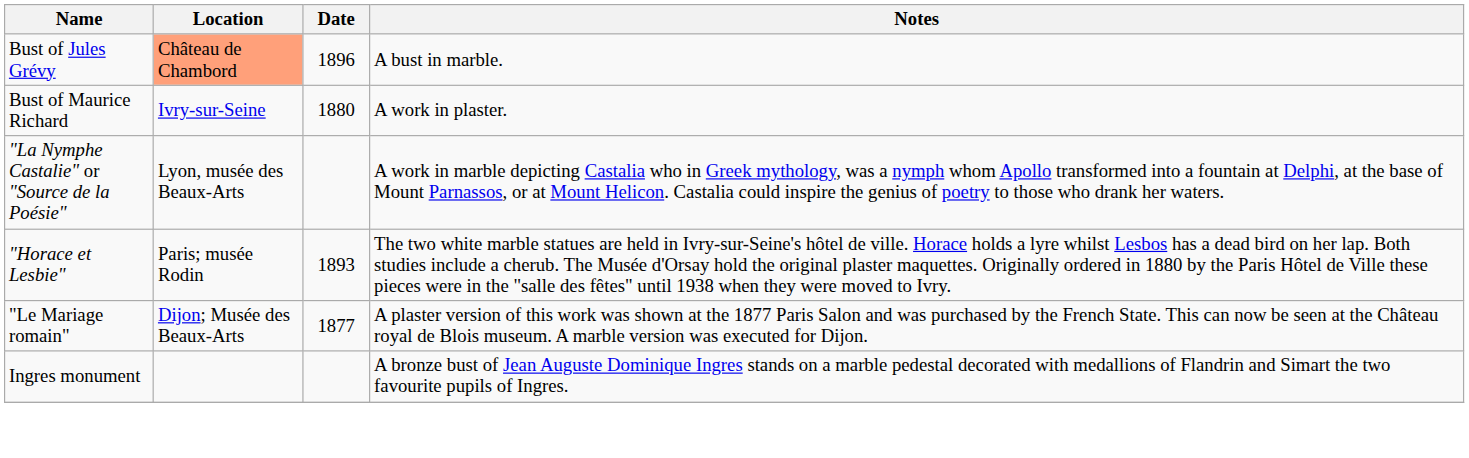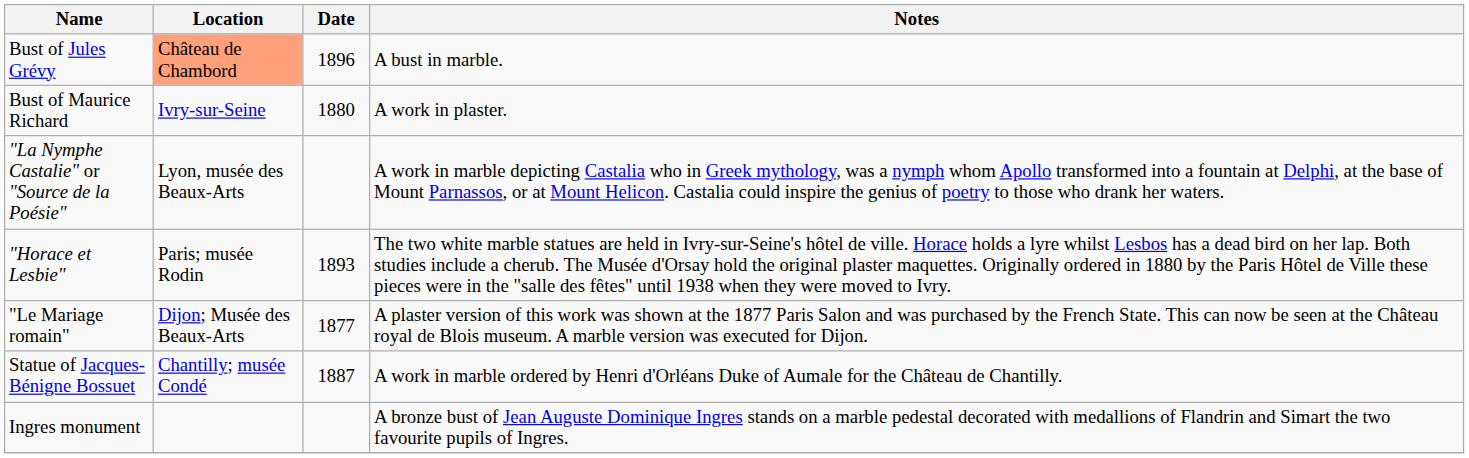+ row: (77, 376)
